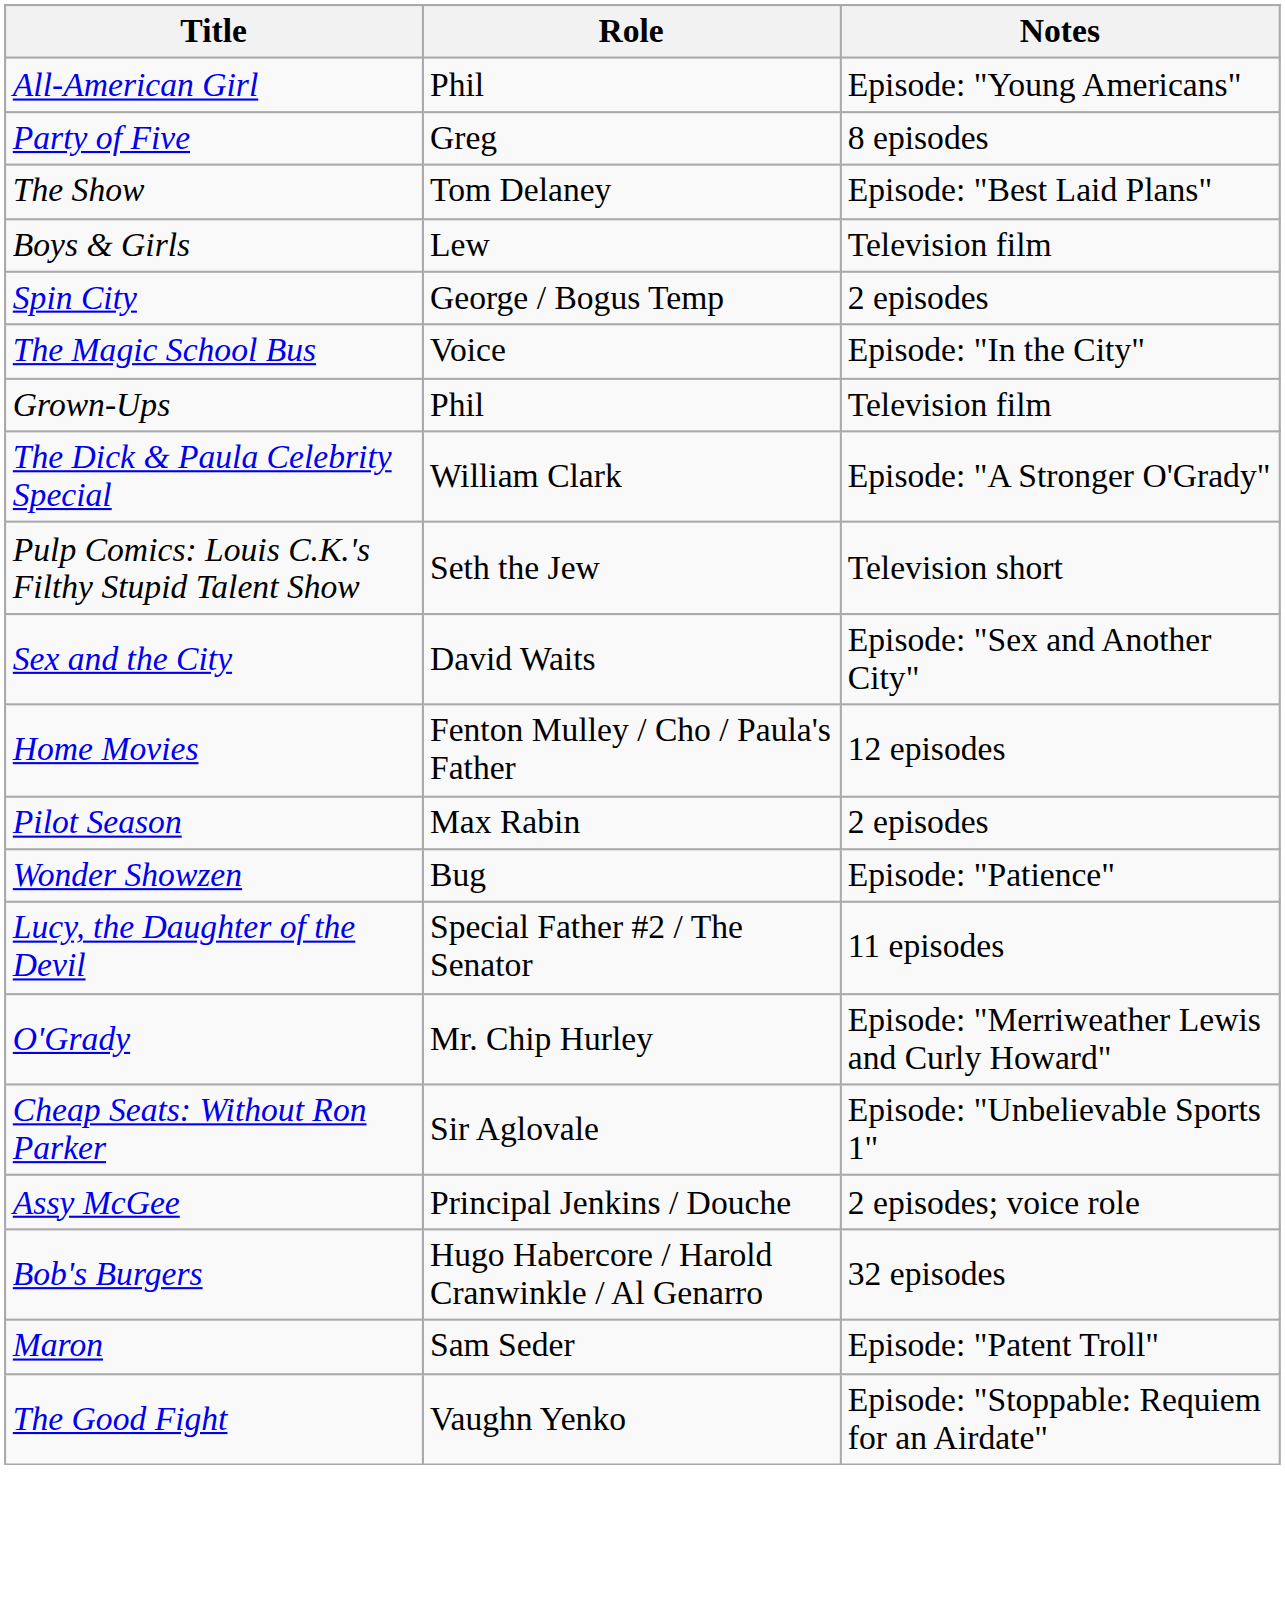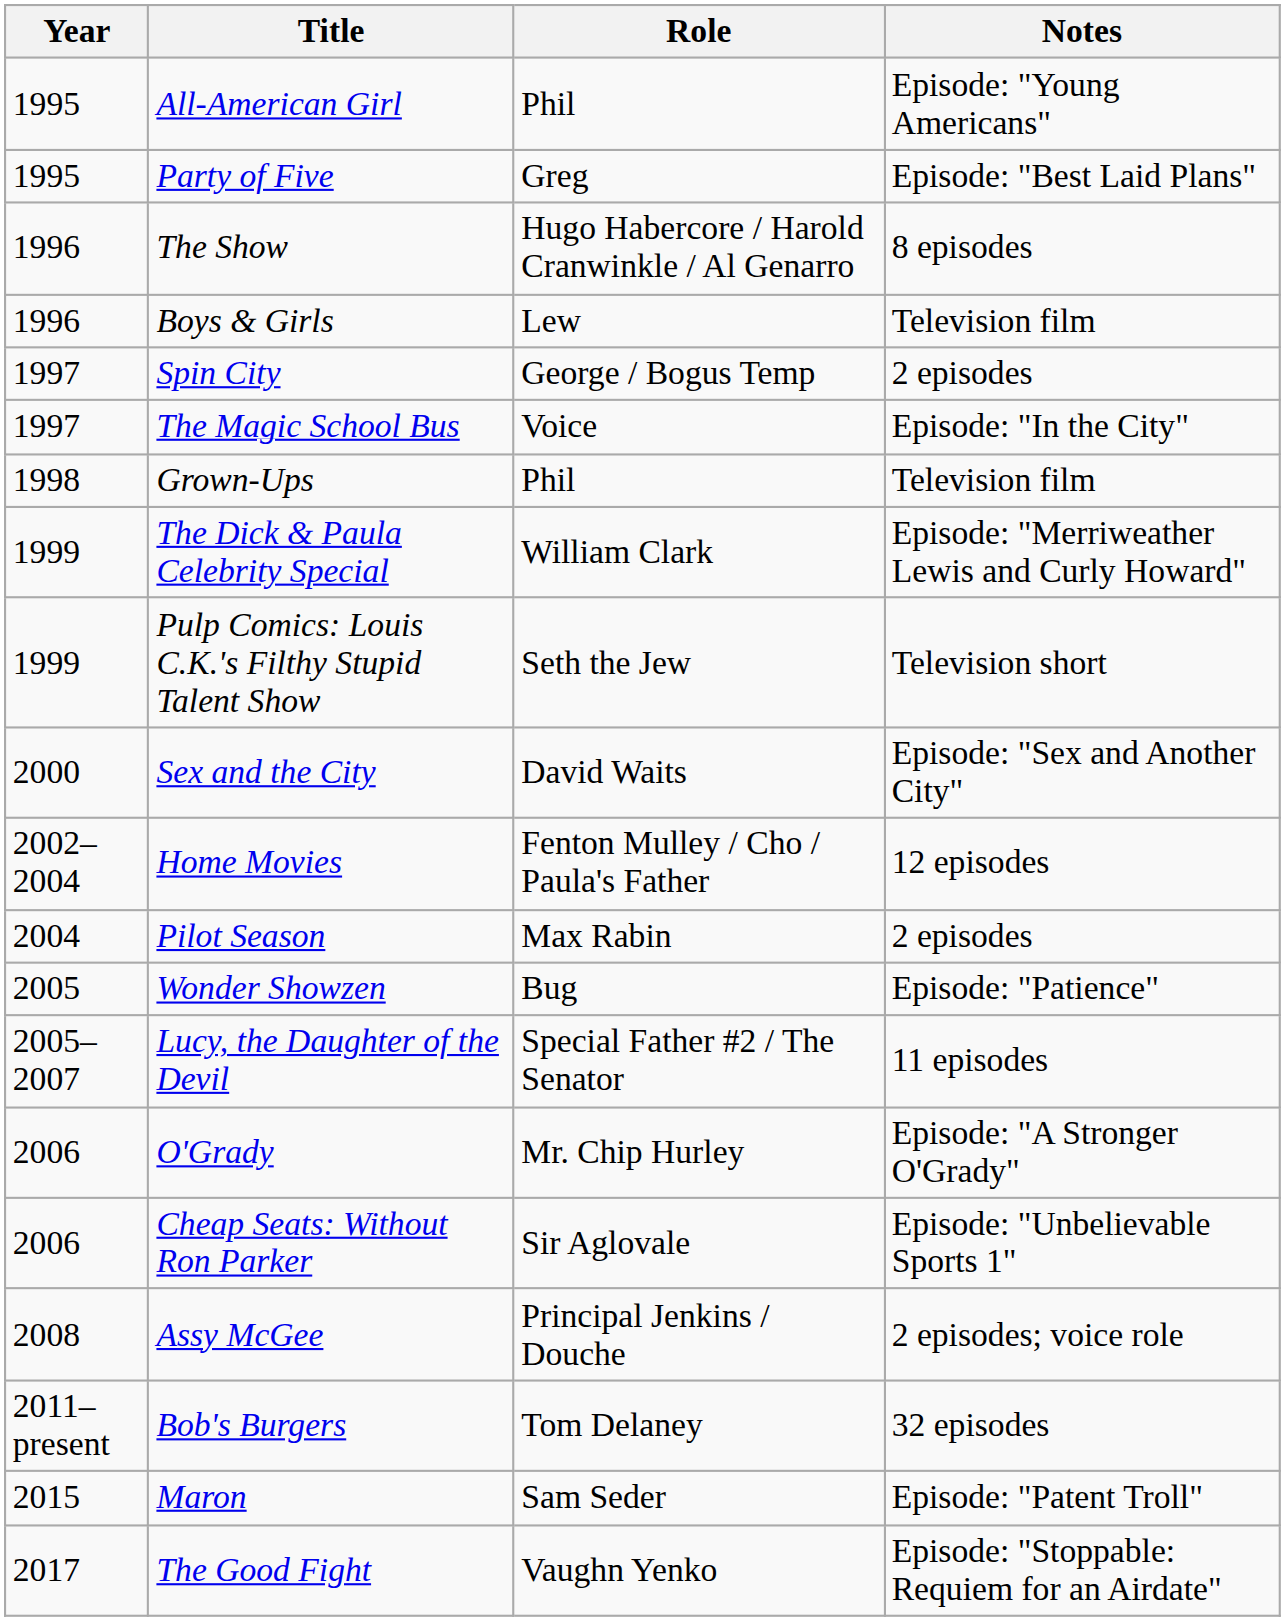+ column: (77, 31)
(918, 137) 8 episodes -> (1074, 175) Episode: "Best Laid Plans"
(521, 191) Tom Delaney -> (692, 247) Hugo Habercore / Harold Cranwinkle / Al Genarro
(1030, 191) Episode: "Best Laid Plans" -> (962, 247) 8 episodes
(1059, 476) Episode: "A Stronger O'Grady" -> (1069, 551) Episode: "Merriweather Lewis and Curly Howard"
(1054, 1038) Episode: "Merriweather Lewis and Curly Howard" -> (1035, 1151) Episode: "A Stronger O'Grady"
(601, 1273) Hugo Habercore / Harold Cranwinkle / Al Genarro -> (612, 1425) Tom Delaney
